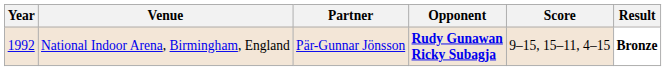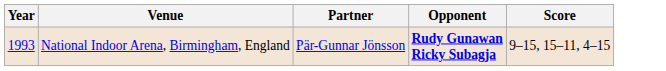- column: (637, 16)
(21, 46) 1992 -> (21, 46) 1993
